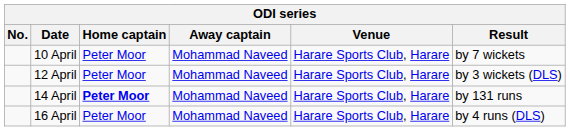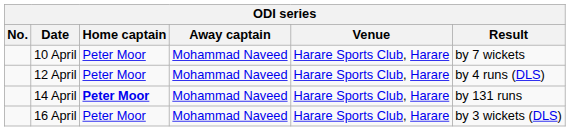(509, 75) by 3 wickets (DLS) -> (500, 75) by 4 runs (DLS)
(500, 116) by 4 runs (DLS) -> (509, 116) by 3 wickets (DLS)
